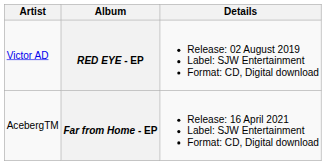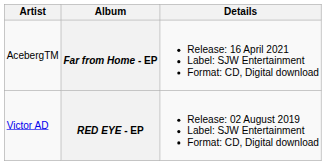rows swapped: (110, 61) <-> (110, 131)
